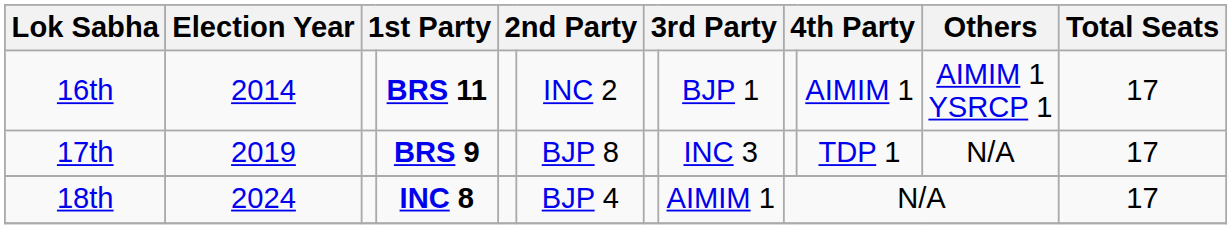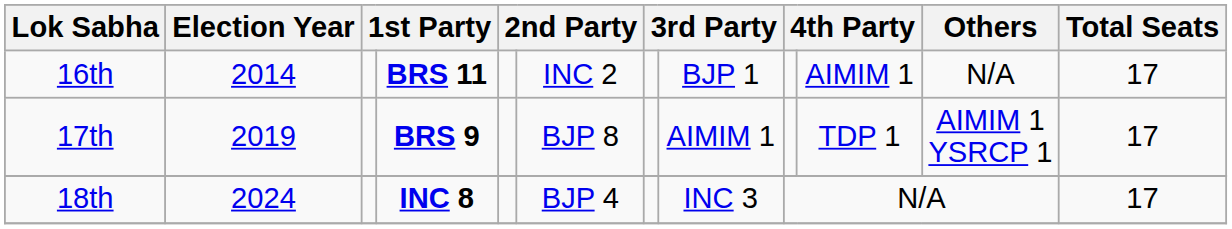(990, 90) AIMIM 1 YSRCP 1 -> (990, 73) N/A
(721, 152) INC 3 -> (721, 136) AIMIM 1
(990, 152) N/A -> (990, 136) AIMIM 1 YSRCP 1
(721, 198) AIMIM 1 -> (721, 198) INC 3
